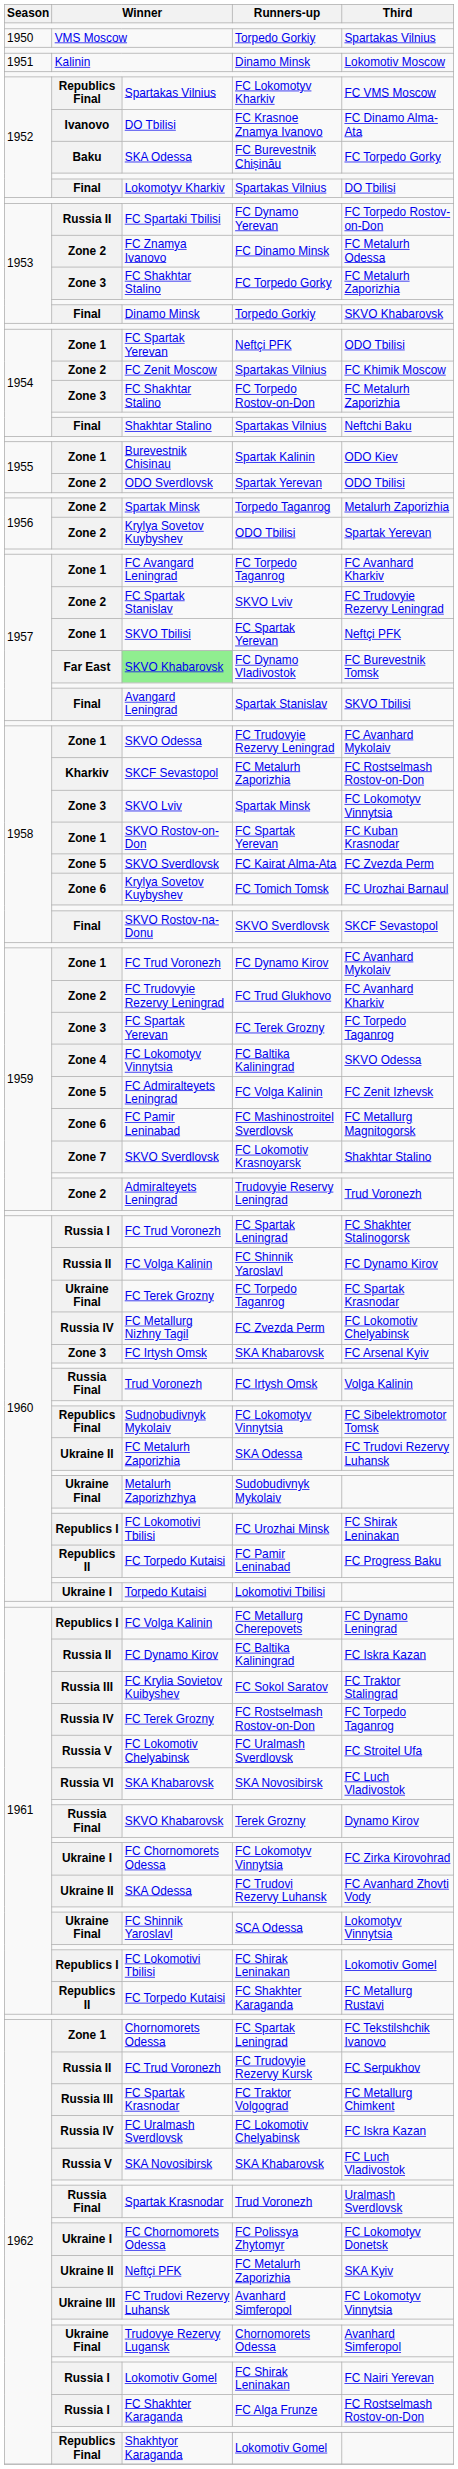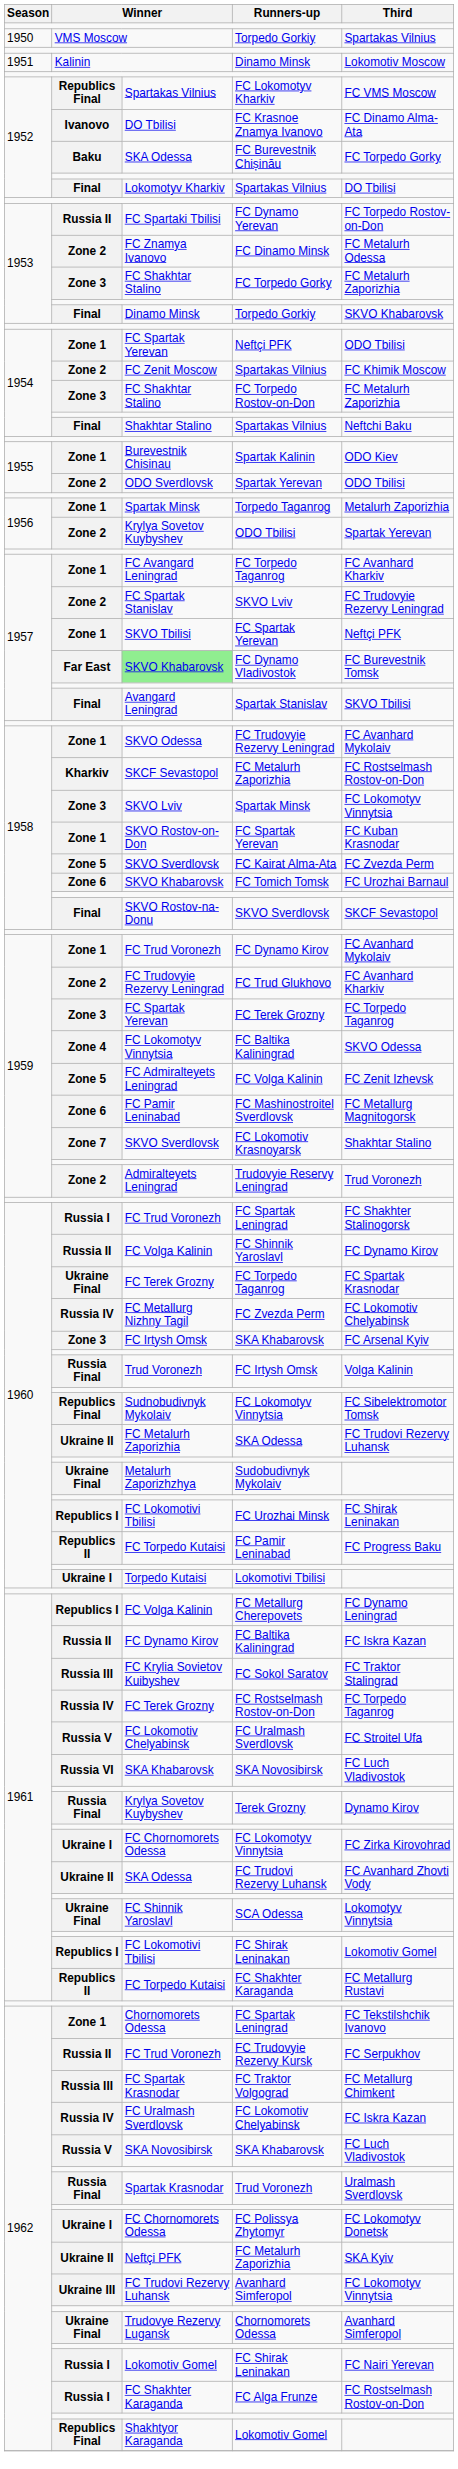(87, 507) Zone 2 -> (87, 507) Zone 1
(164, 889) Krylya Sovetov Kuybyshev -> (174, 882) SKVO Khabarovsk
(174, 1821) SKVO Khabarovsk -> (164, 1807) Krylya Sovetov Kuybyshev
